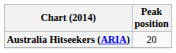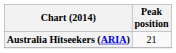(152, 39) 20 -> (152, 39) 21
